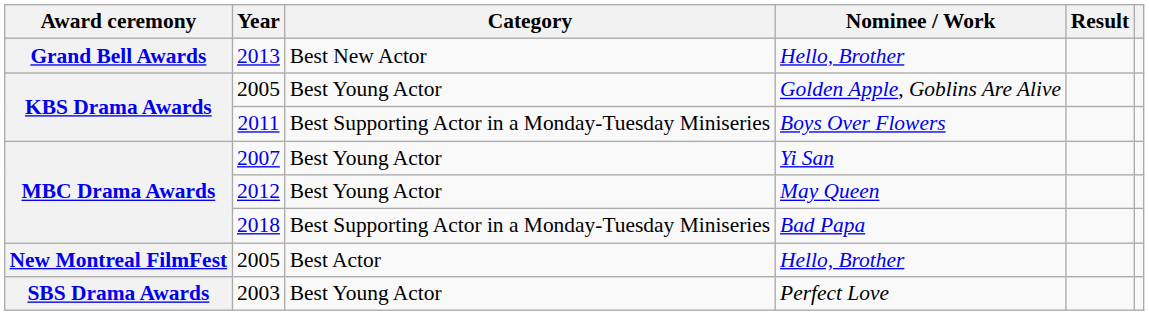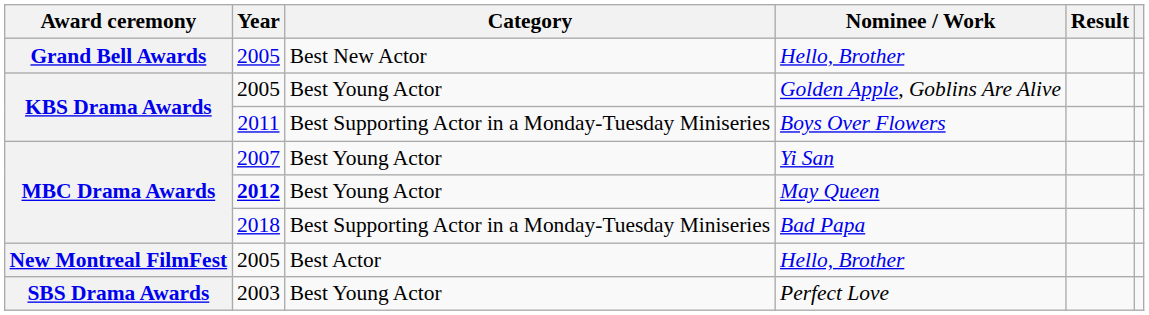(258, 55) 2013 -> (258, 55) 2005
(258, 191) normal -> (258, 191) bold
